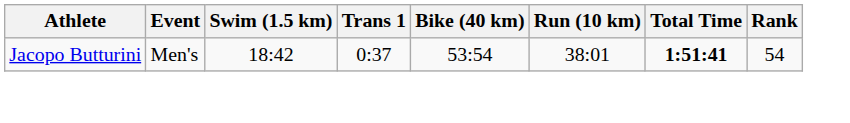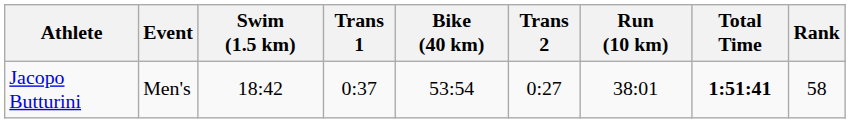+ column: (544, 33)
(775, 54) 54 -> (817, 89) 58
